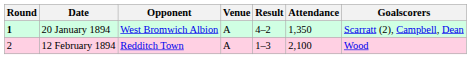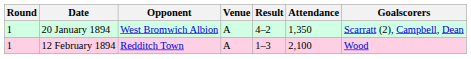(9, 29) bold -> (9, 29) normal
(9, 45) 2 -> (9, 45) 1
